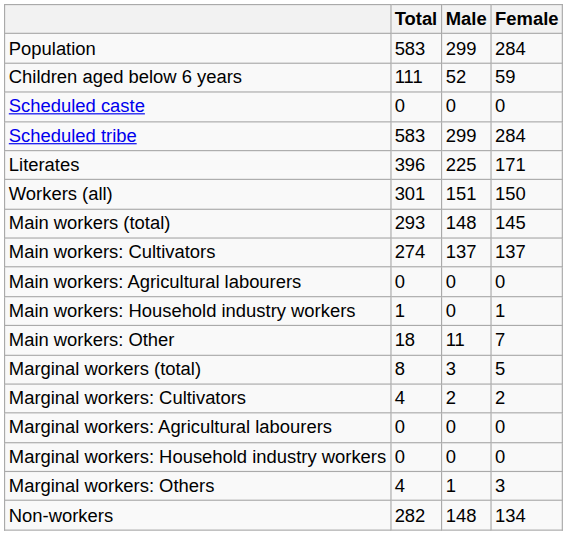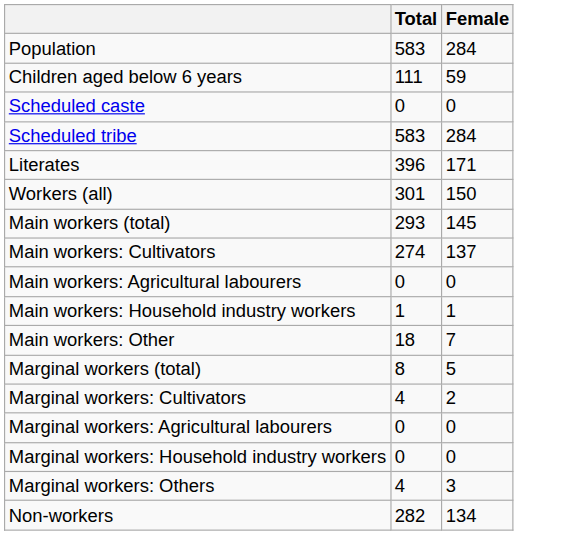- column: (466, 19)
